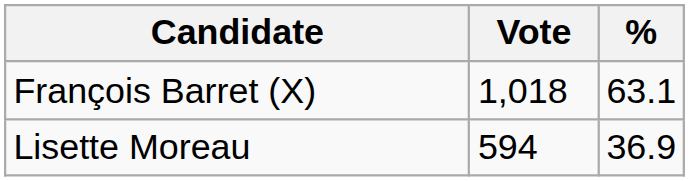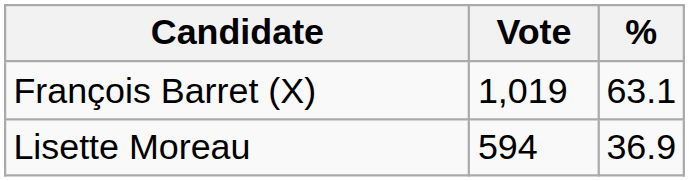(523, 89) 1,018 -> (523, 89) 1,019
